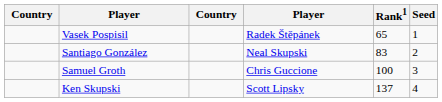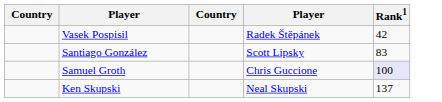- column: (424, 15)
(381, 34) 65 -> (381, 34) 42
(277, 52) Neal Skupski -> (275, 52) Scott Lipsky
(384, 70) no background -> (384, 70) lavender background
(275, 88) Scott Lipsky -> (277, 88) Neal Skupski
